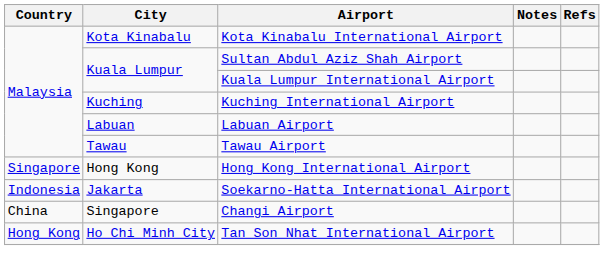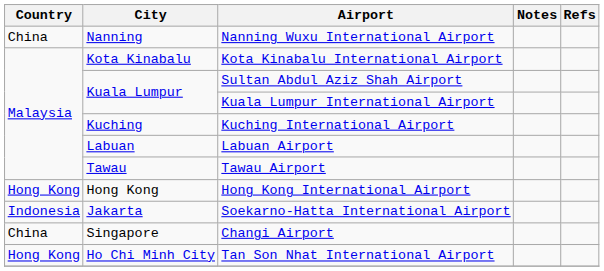+ row: (358, 37)
(44, 168) Singapore -> (44, 190) Hong Kong
